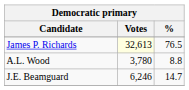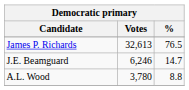(139, 45) lightyellow background -> (139, 45) no background
rows swapped: (37, 77) <-> (28, 61)
